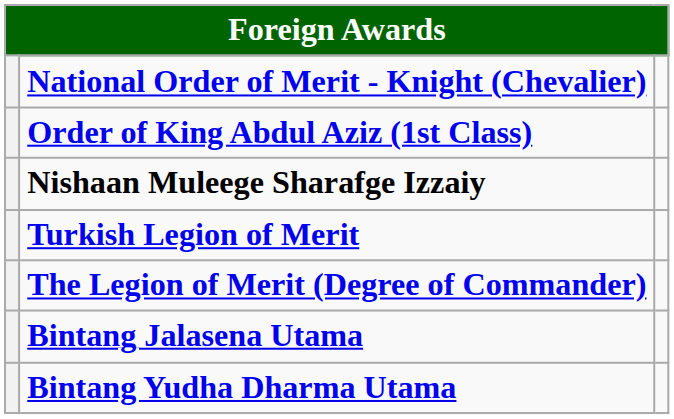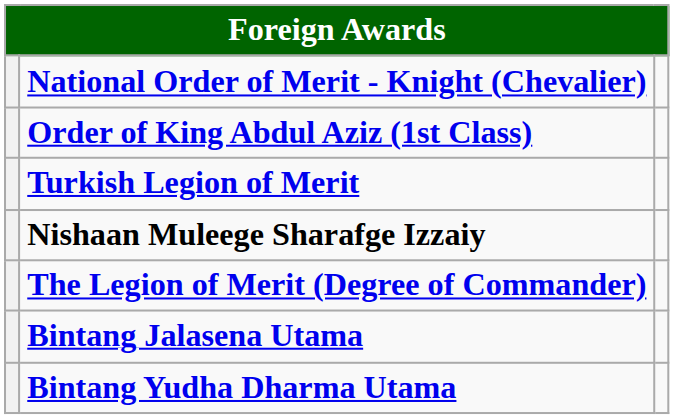rows swapped: (193, 234) <-> (256, 183)
